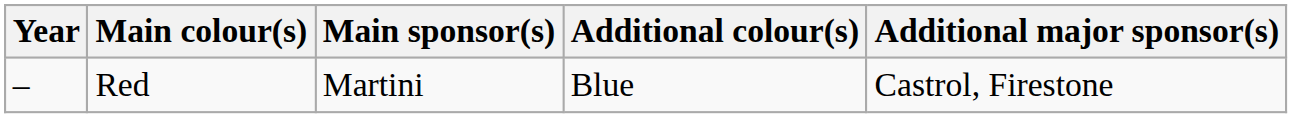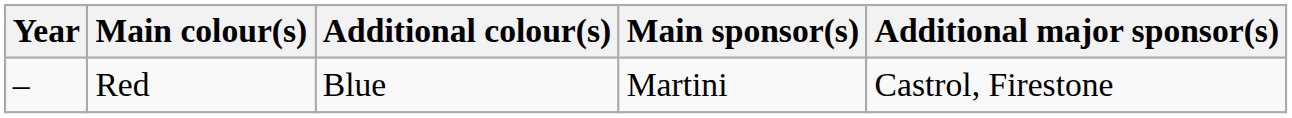columns swapped: (715, 31) <-> (439, 31)
